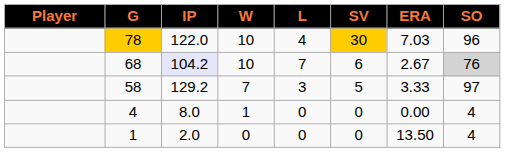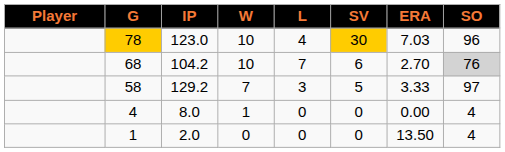(189, 40) 122.0 -> (189, 40) 123.0
(189, 64) lavender background -> (189, 64) no background
(415, 64) 2.67 -> (415, 64) 2.70
